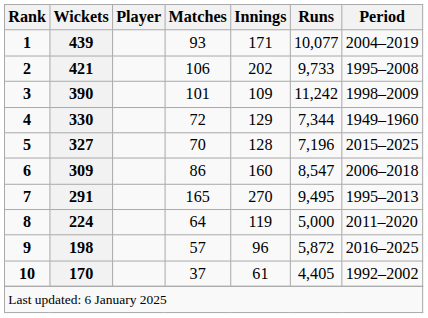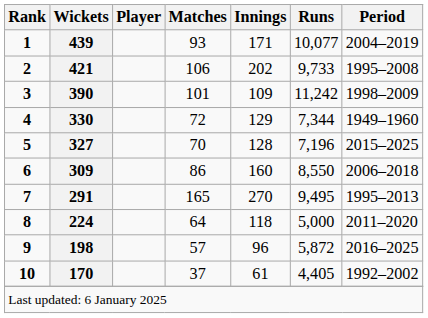(316, 171) 8,547 -> (316, 171) 8,550
(260, 222) 119 -> (260, 222) 118
